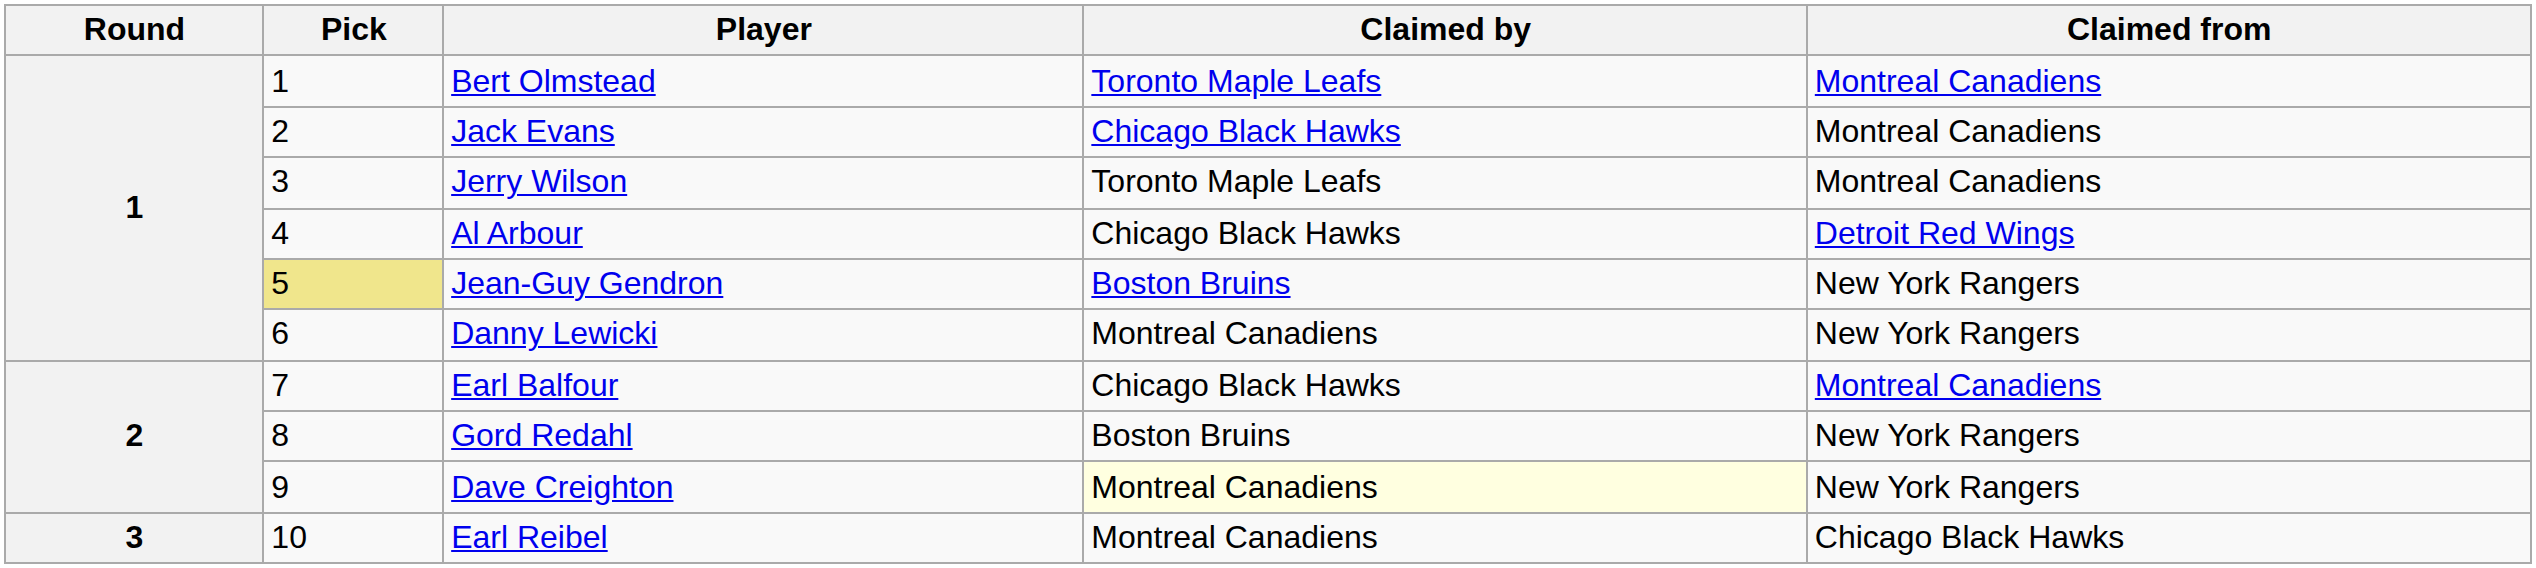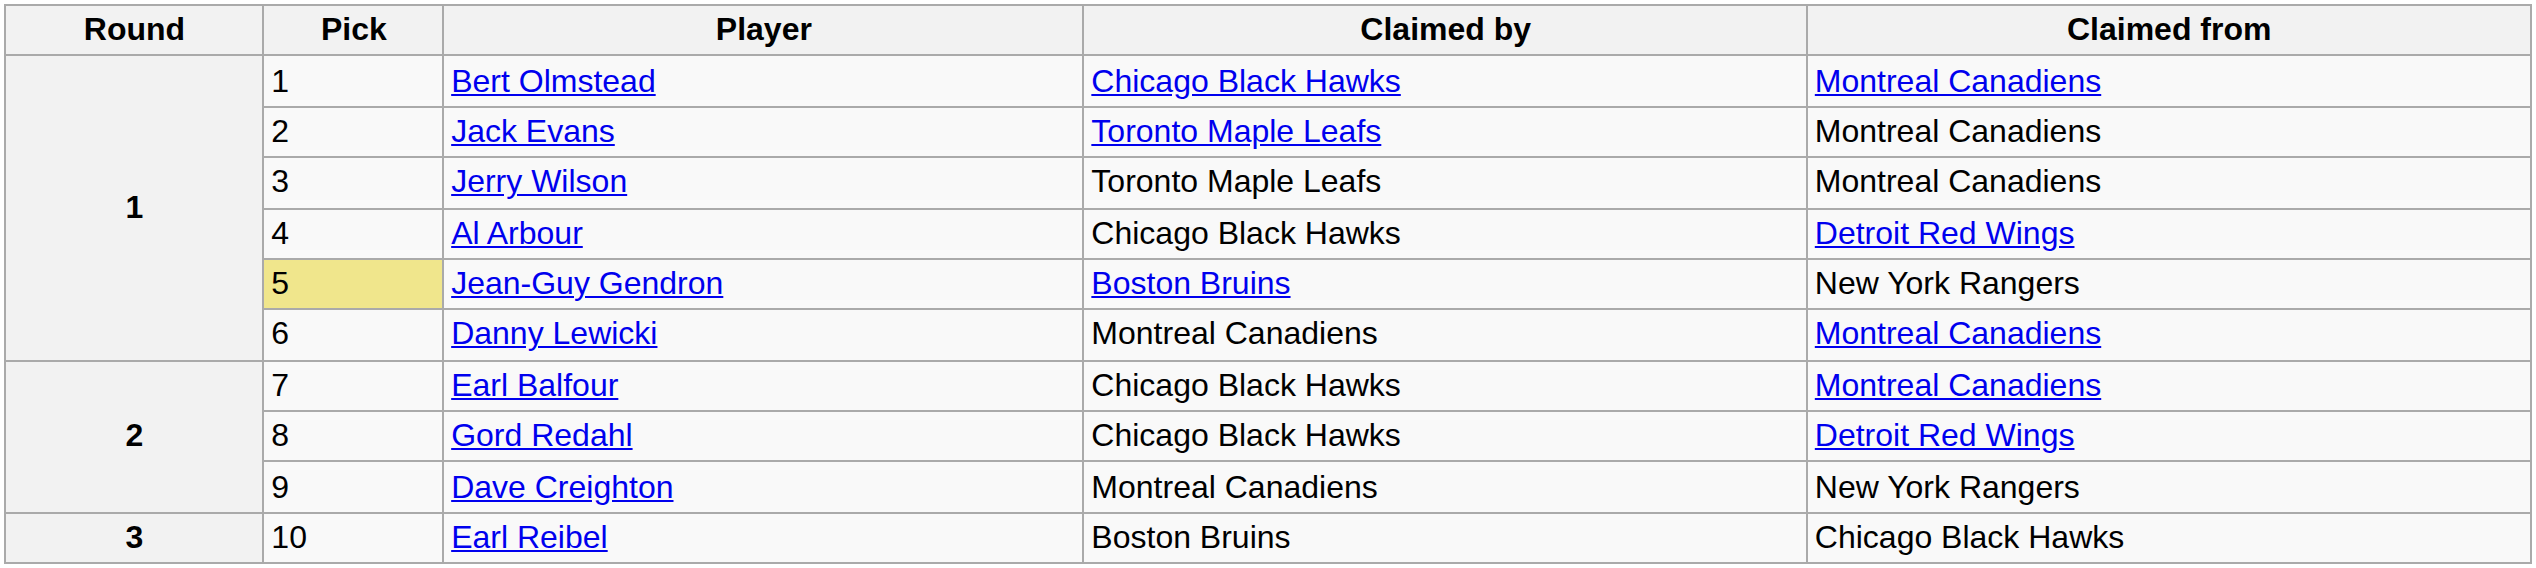(1236, 80) Toronto Maple Leafs -> (1246, 80) Chicago Black Hawks
(1246, 131) Chicago Black Hawks -> (1236, 131) Toronto Maple Leafs
(1947, 334) New York Rangers -> (1958, 334) Montreal Canadiens
(1191, 435) Boston Bruins -> (1246, 435) Chicago Black Hawks
(1947, 435) New York Rangers -> (1945, 435) Detroit Red Wings
(1235, 486) lightyellow background -> (1235, 486) no background
(1235, 537) Montreal Canadiens -> (1191, 537) Boston Bruins
